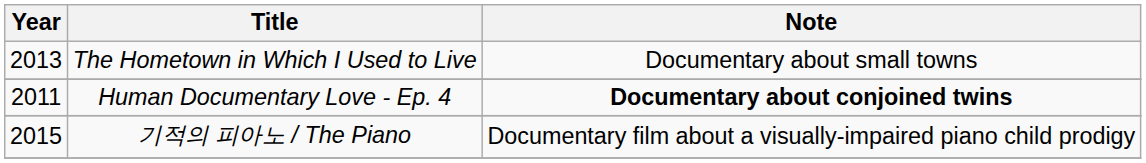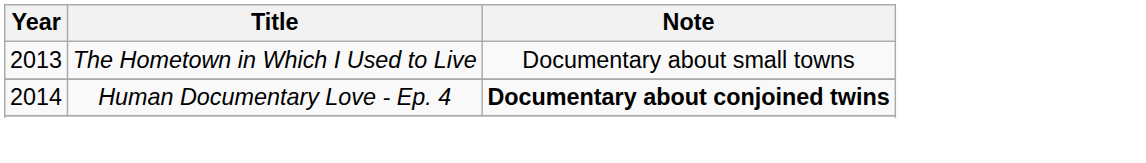(36, 97) 2011 -> (36, 97) 2014
- row: (275, 135)
